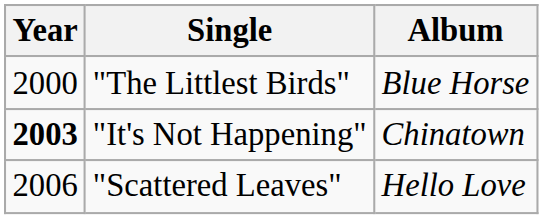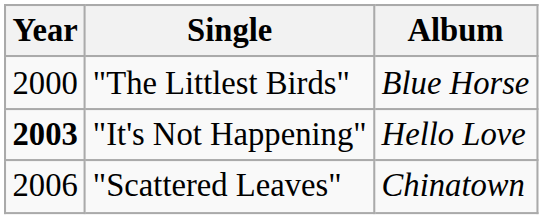(453, 133) Chinatown -> (454, 133) Hello Love
(454, 185) Hello Love -> (453, 185) Chinatown
